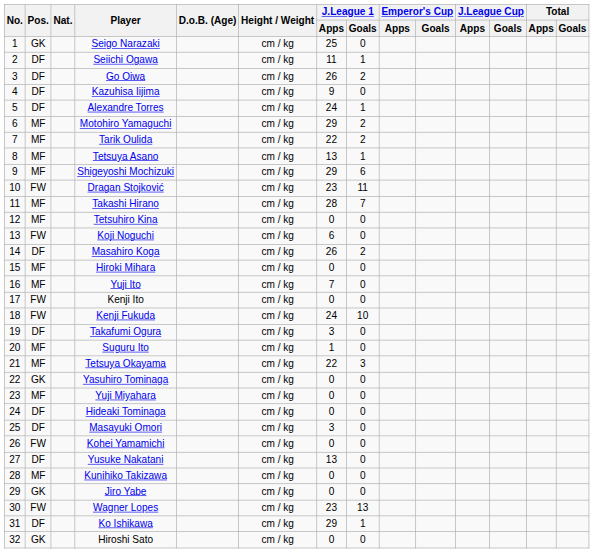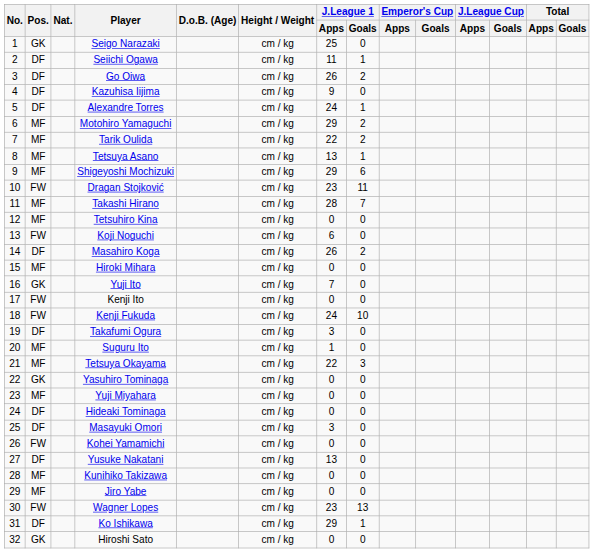(38, 284) MF -> (38, 284) GK
(38, 492) GK -> (38, 492) MF
